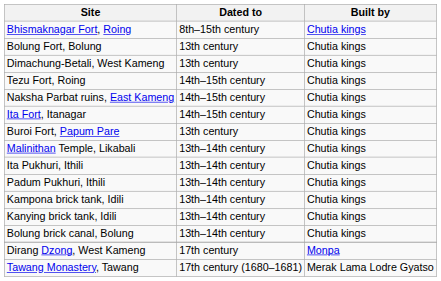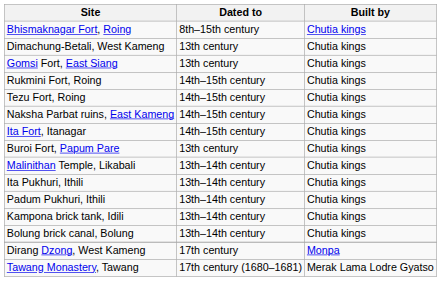- row: (54, 47)
+ row: (62, 64)
+ row: (54, 81)
- row: (62, 217)
